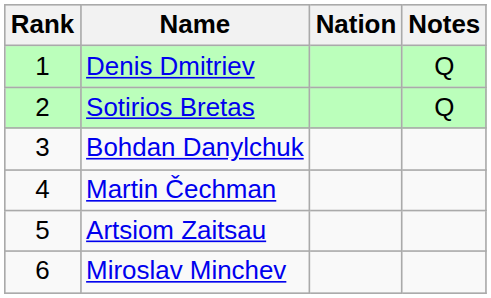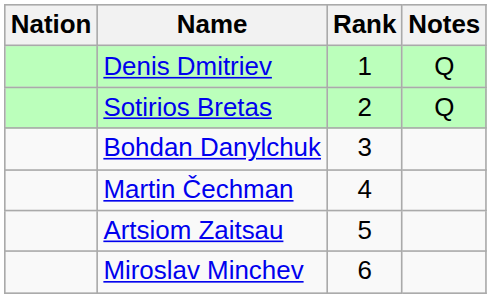columns swapped: (42, 25) <-> (356, 25)
